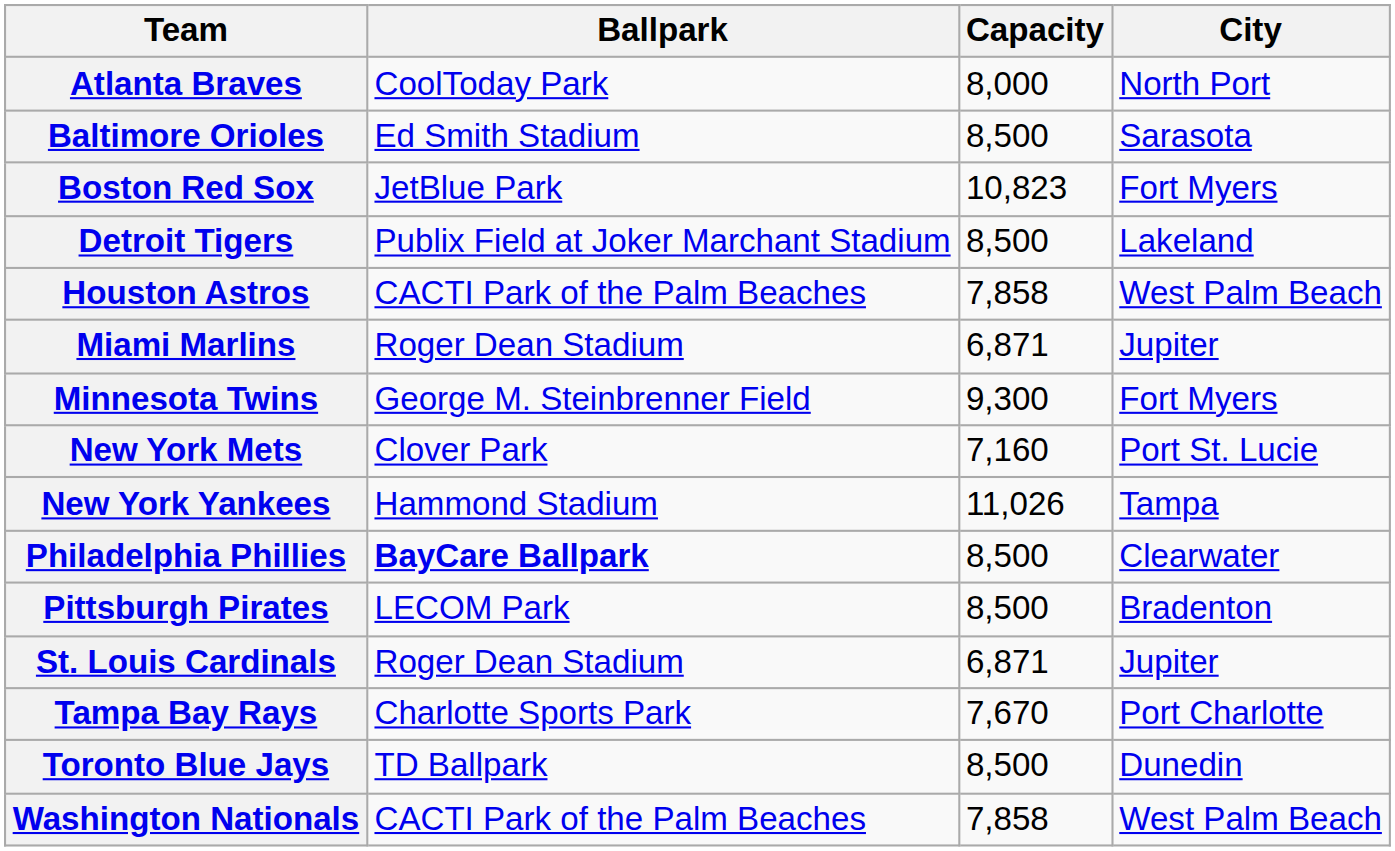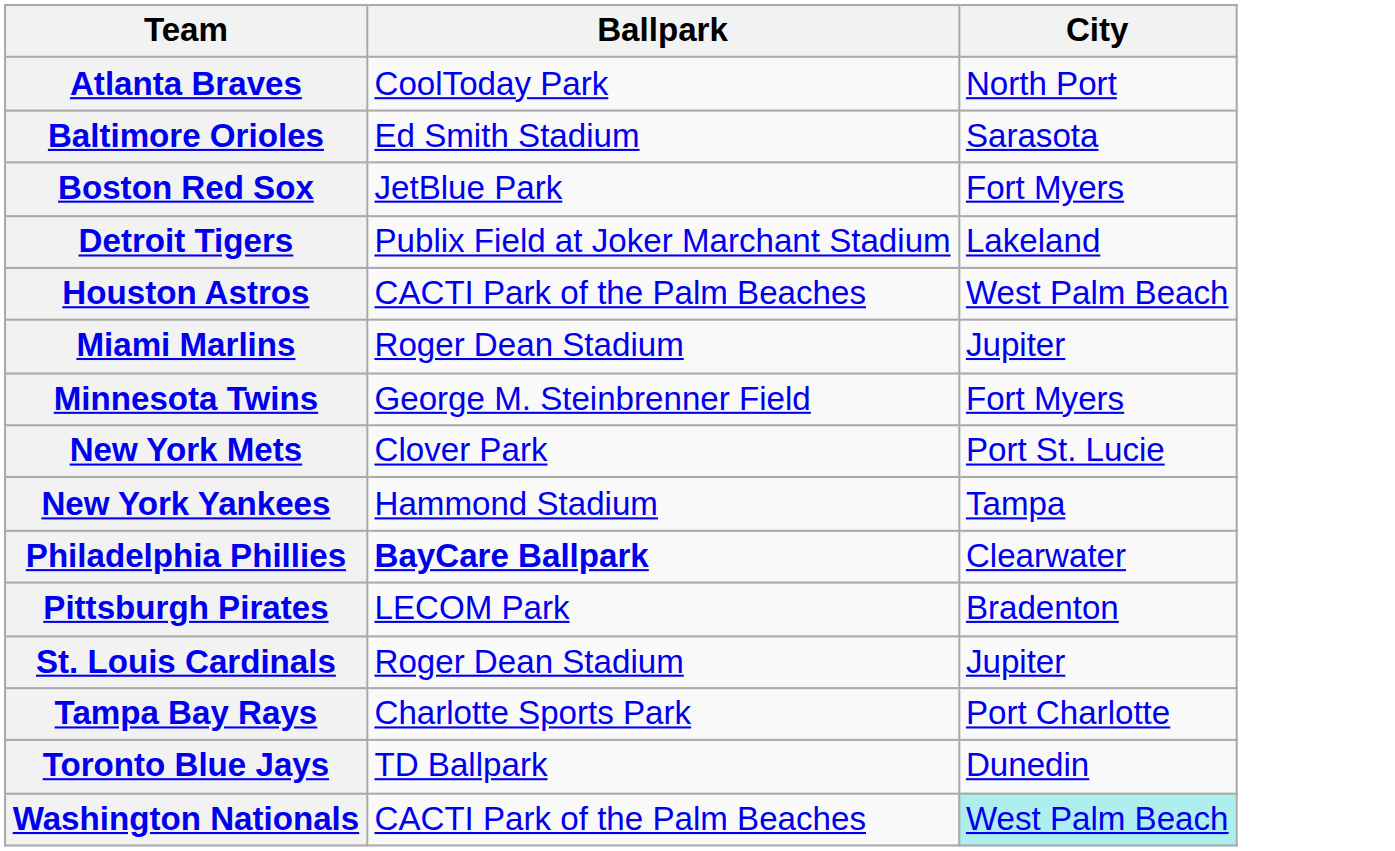- column: (1035, 30)
(1251, 818) no background -> (1097, 818) paleturquoise background
